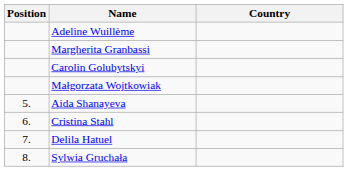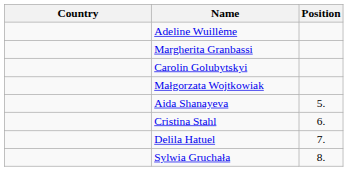columns swapped: (27, 13) <-> (270, 13)
